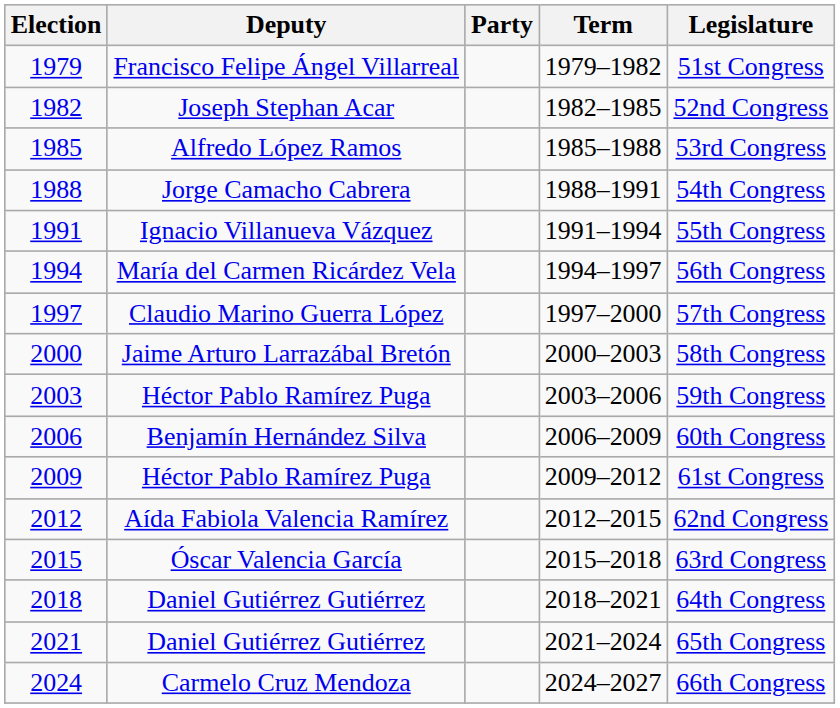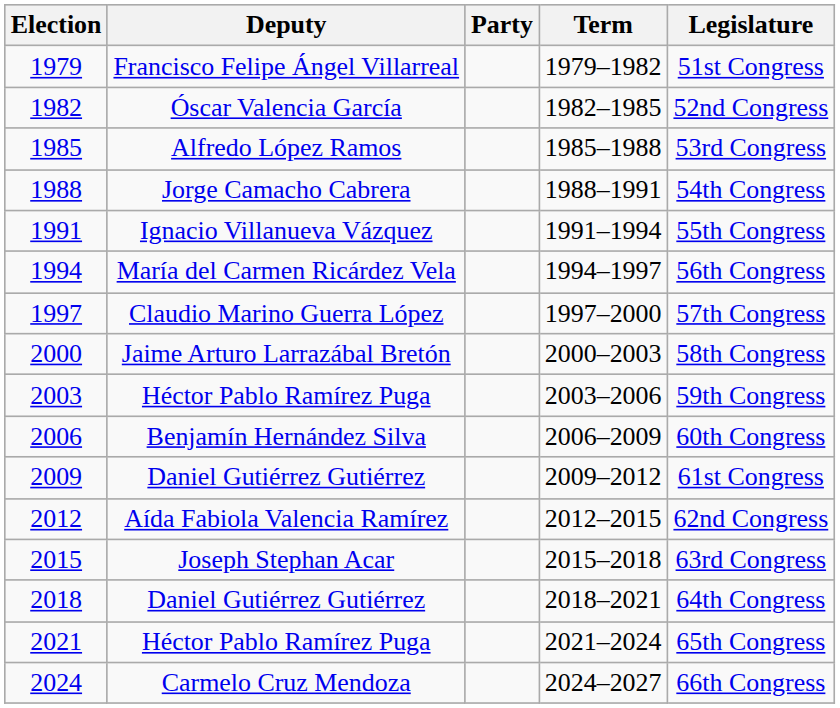(286, 107) Joseph Stephan Acar -> (286, 107) Óscar Valencia García
(286, 477) Héctor Pablo Ramírez Puga -> (286, 477) Daniel Gutiérrez Gutiérrez
(286, 559) Óscar Valencia García -> (286, 559) Joseph Stephan Acar
(286, 641) Daniel Gutiérrez Gutiérrez -> (286, 641) Héctor Pablo Ramírez Puga
